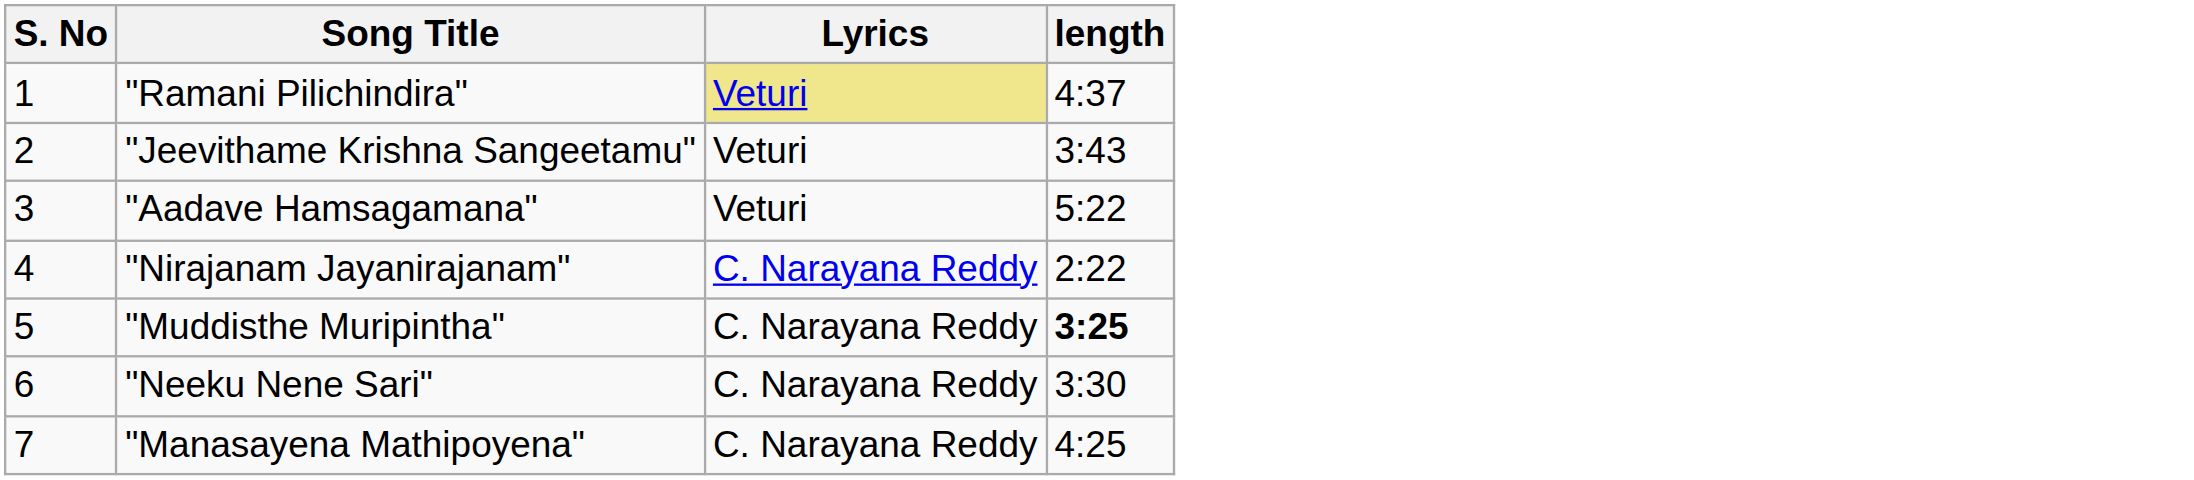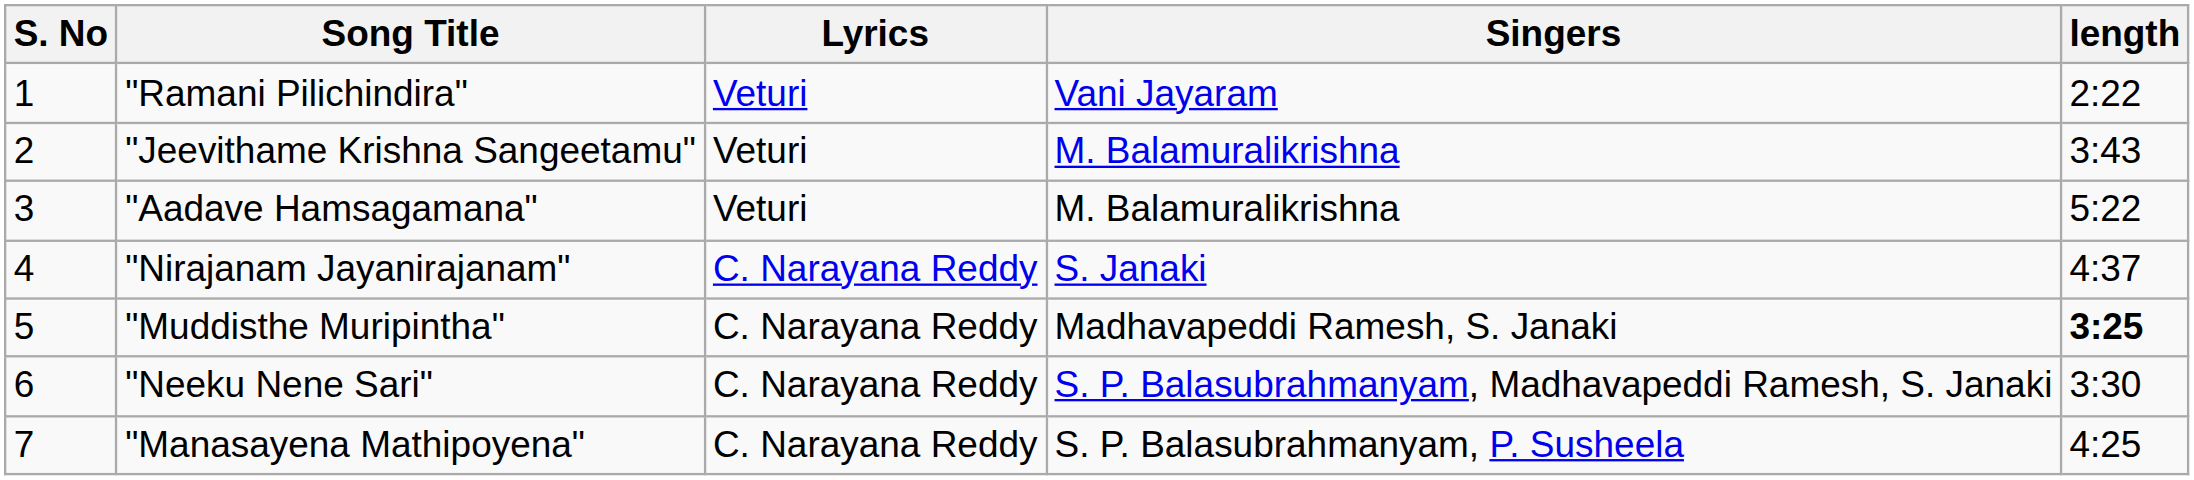+ column: (1553, 33)
(760, 92) khaki background -> (760, 92) no background
(1091, 92) 4:37 -> (2105, 92) 2:22
(1091, 268) 2:22 -> (2105, 268) 4:37
